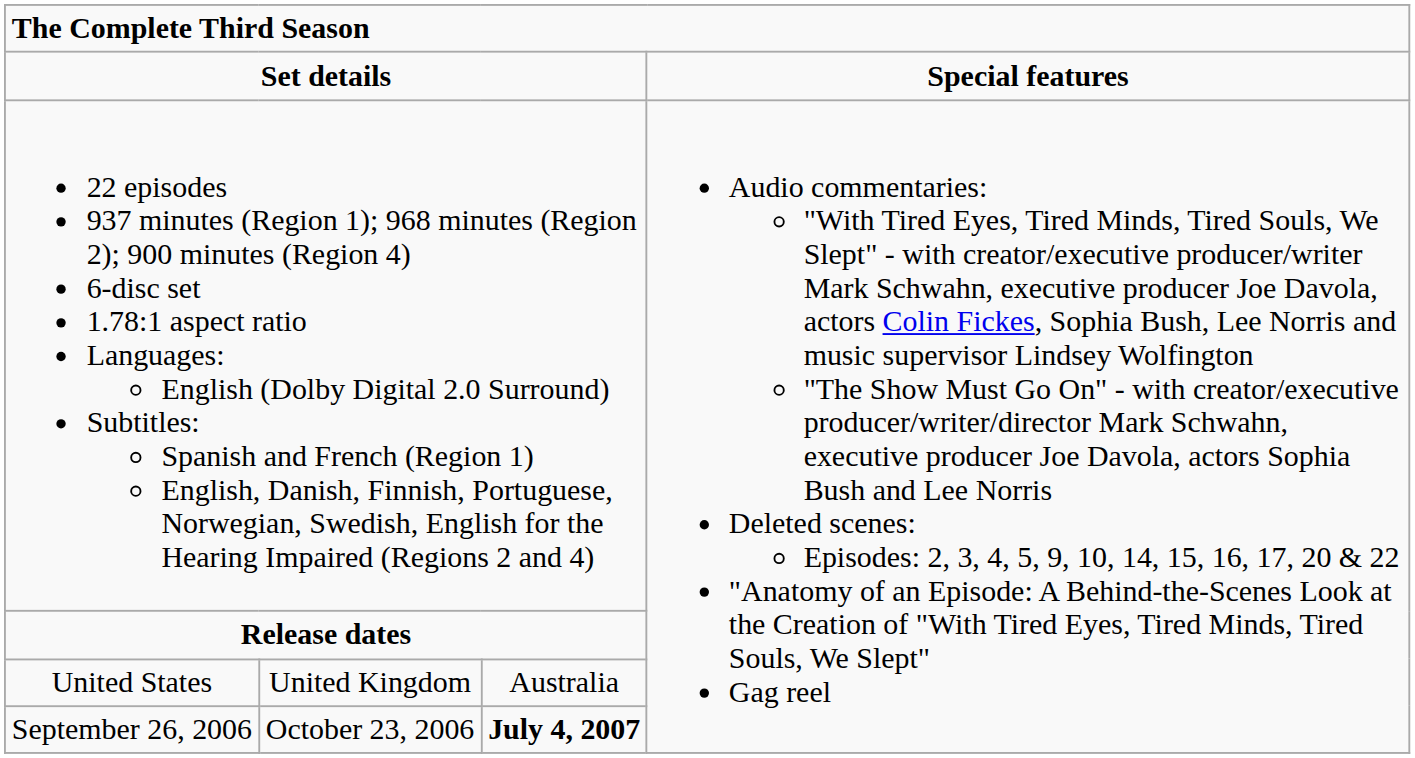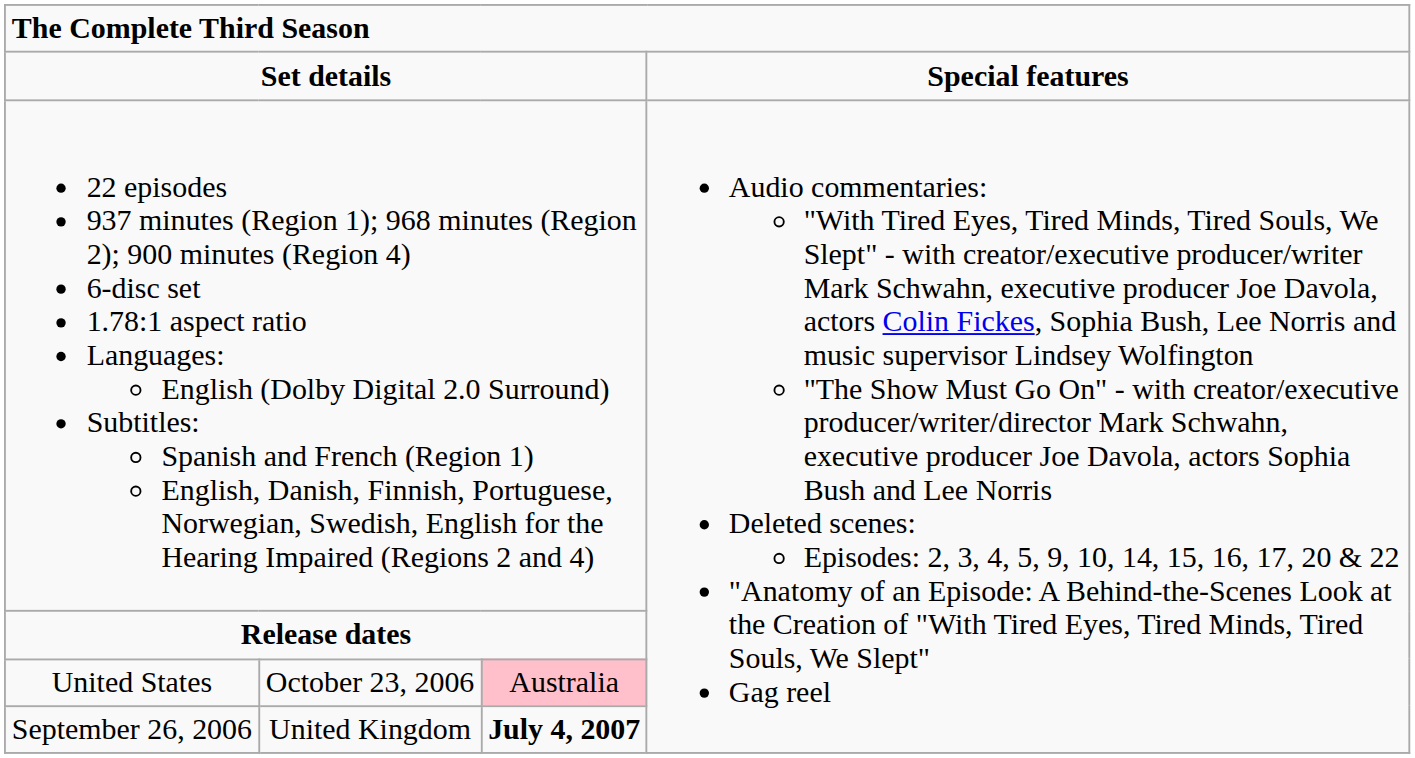(370, 681) United Kingdom -> (370, 681) October 23, 2006
(564, 681) no background -> (564, 681) pink background
(370, 729) October 23, 2006 -> (370, 729) United Kingdom
